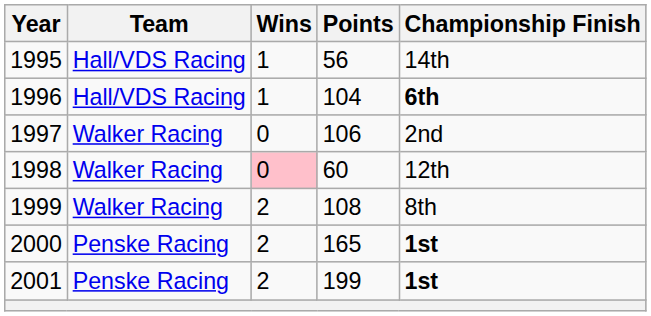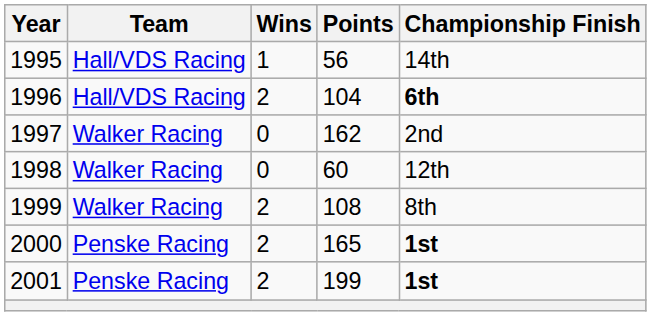(263, 97) 1 -> (263, 97) 2
(342, 134) 106 -> (342, 134) 162
(263, 171) pink background -> (263, 171) no background
